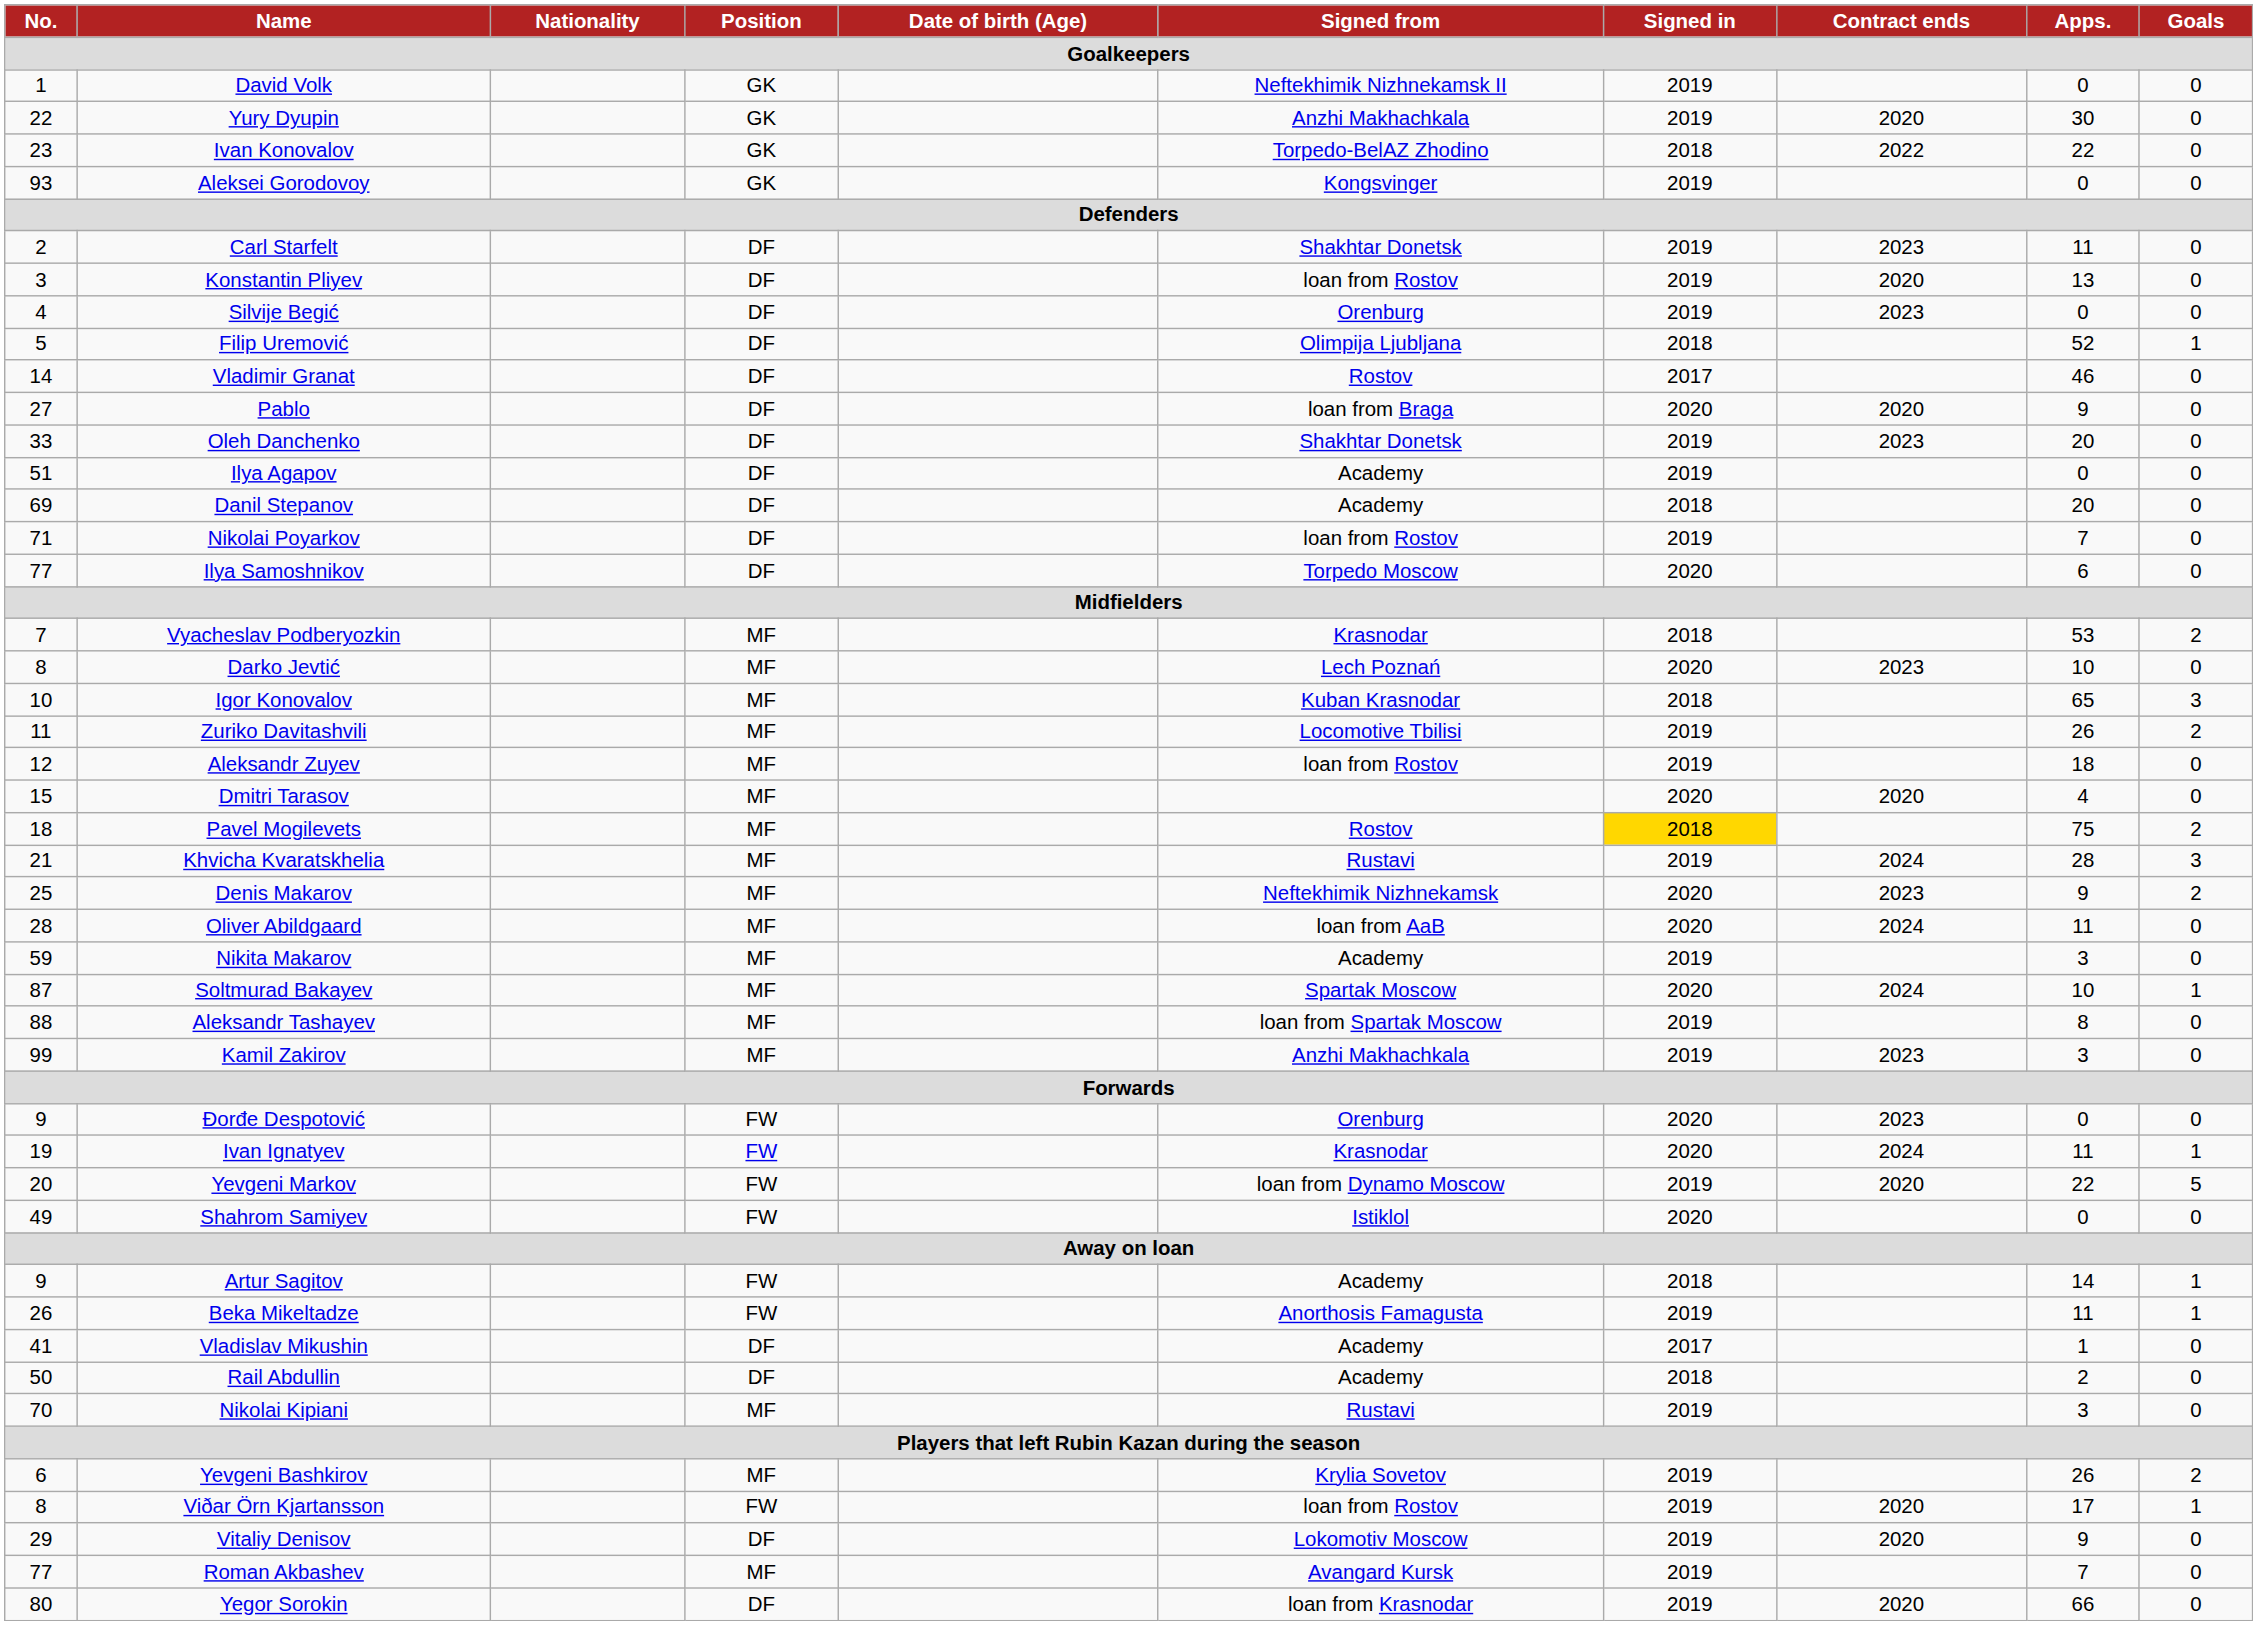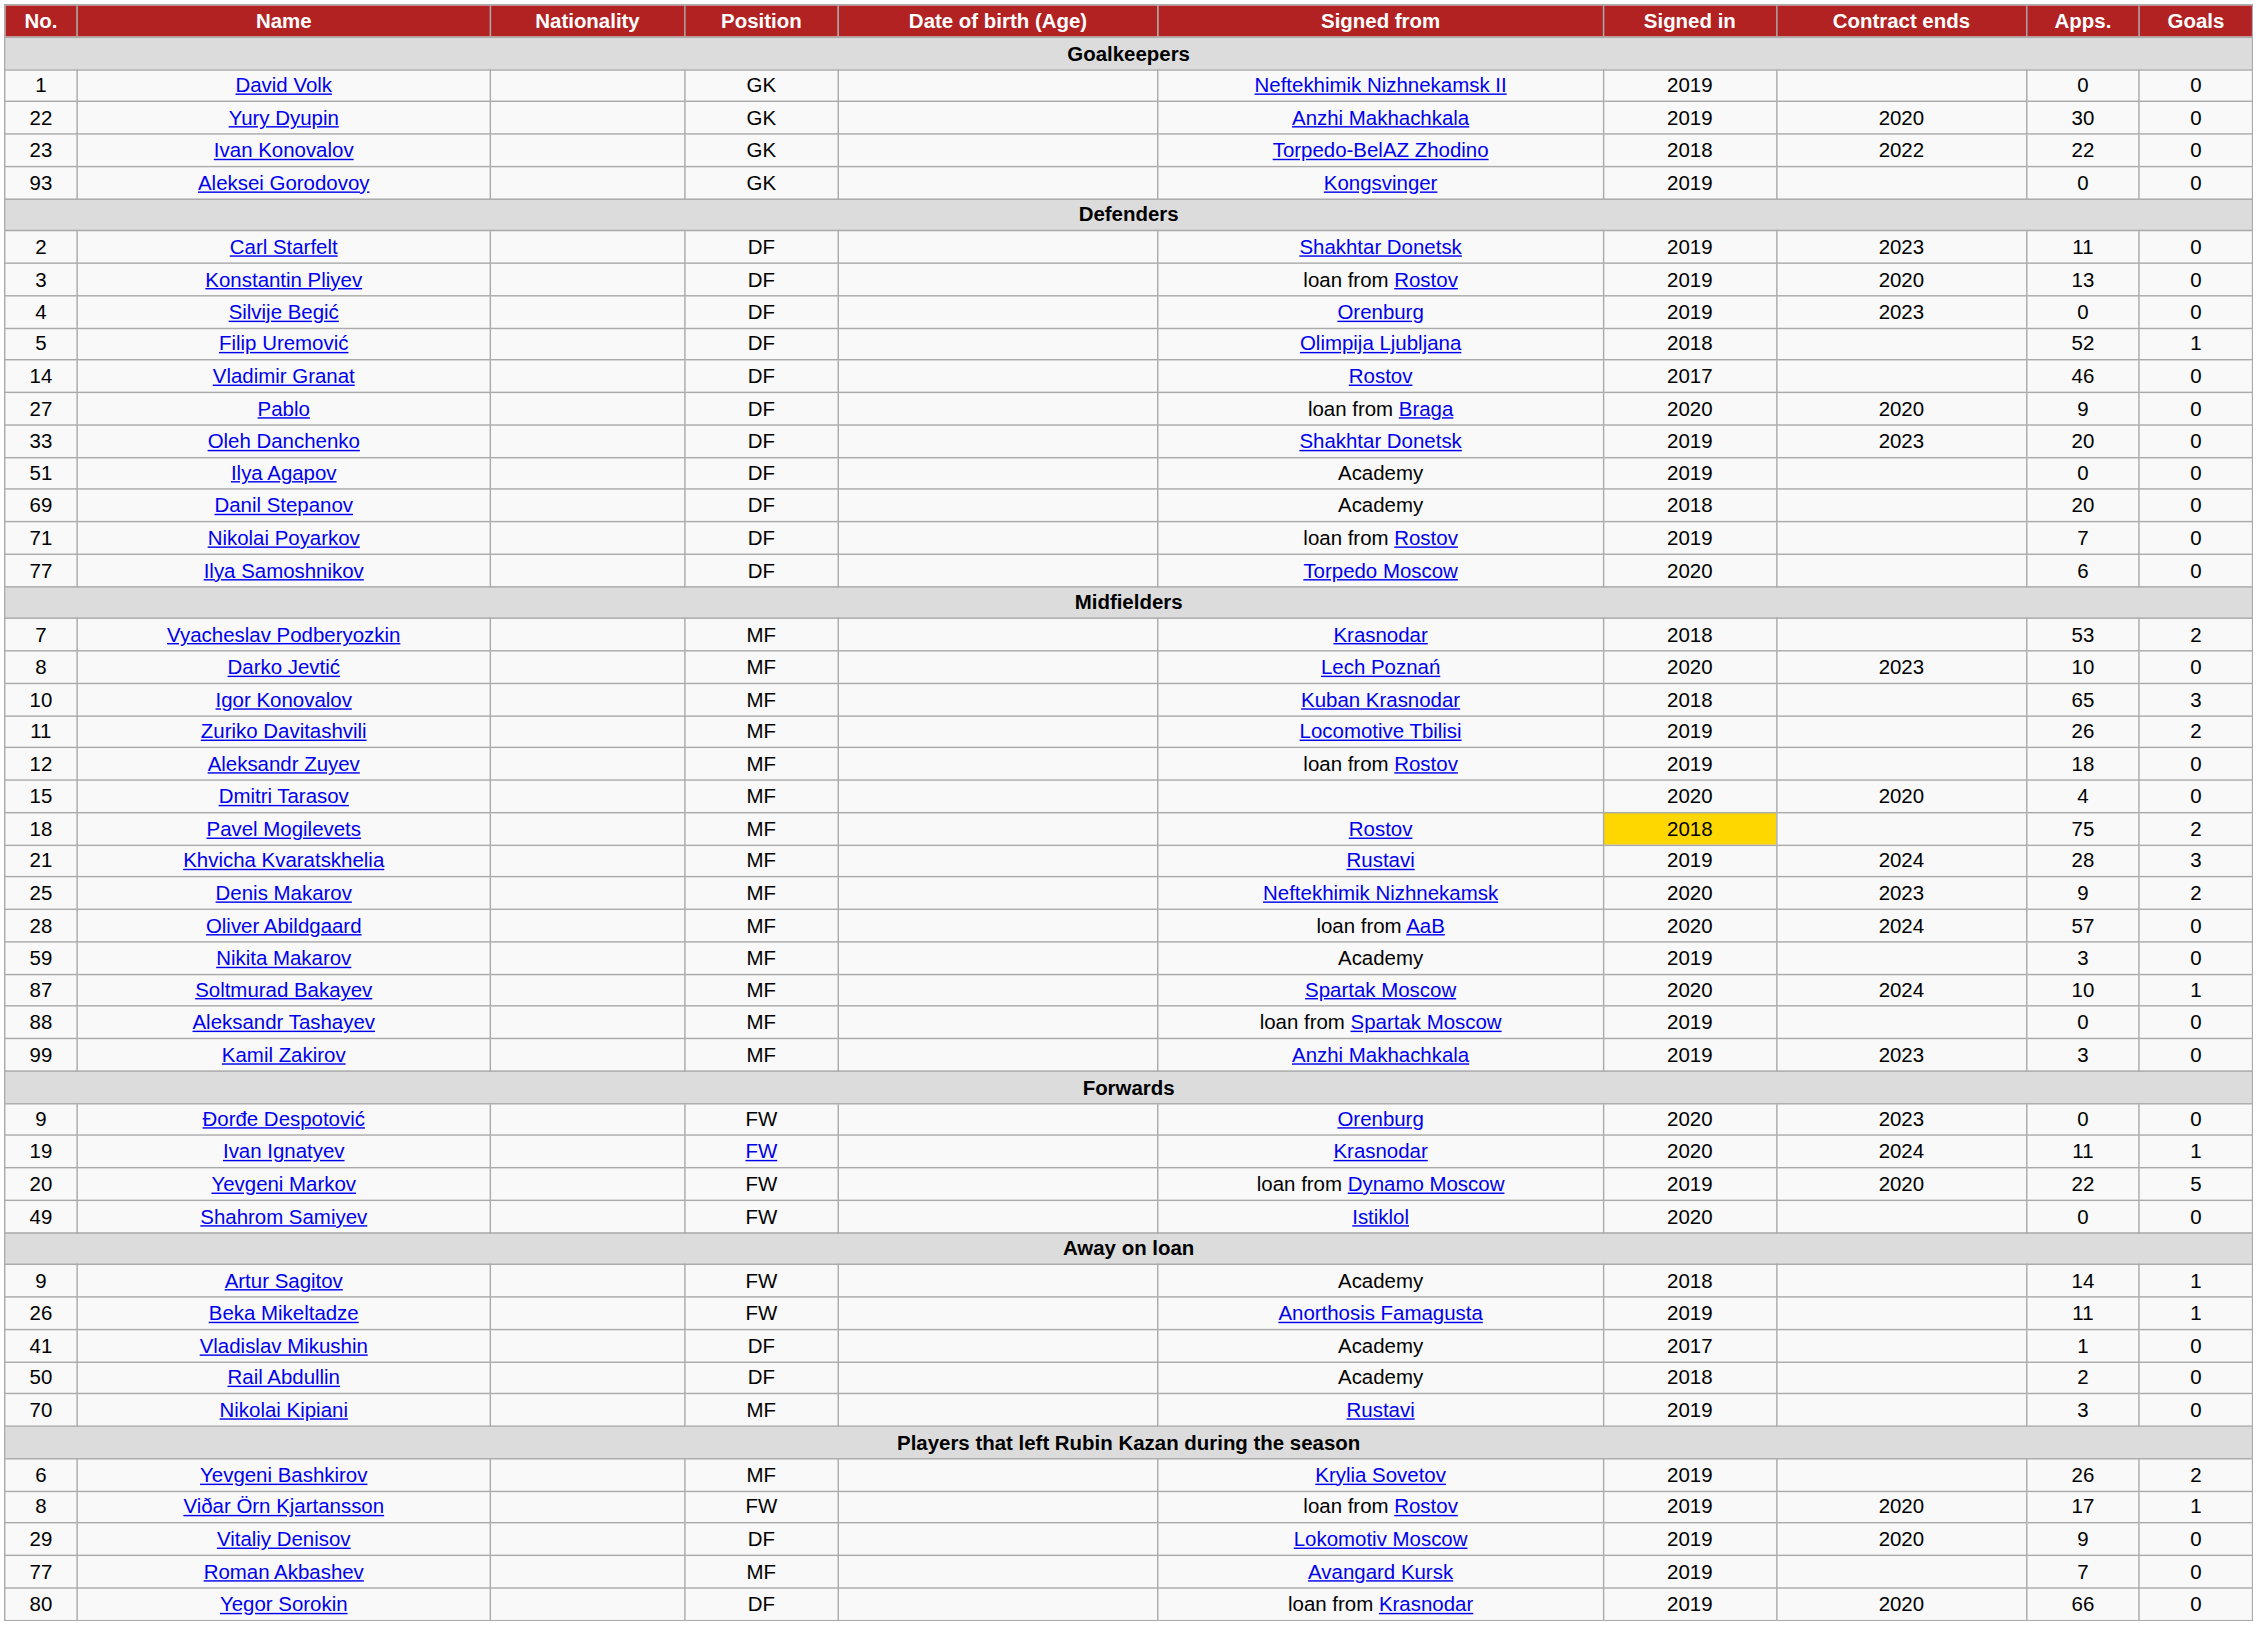(2083, 926) 11 -> (2083, 926) 57
(2083, 1023) 8 -> (2083, 1023) 0
